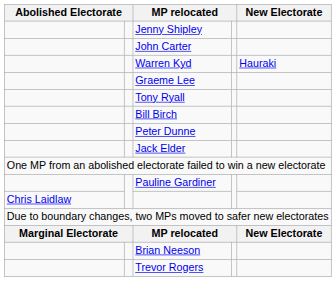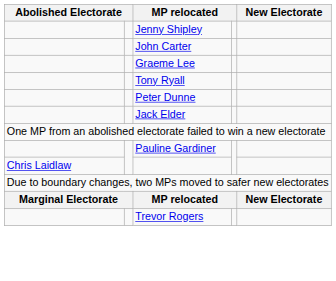- row: (163, 64)
- row: (156, 115)
- row: (168, 251)
